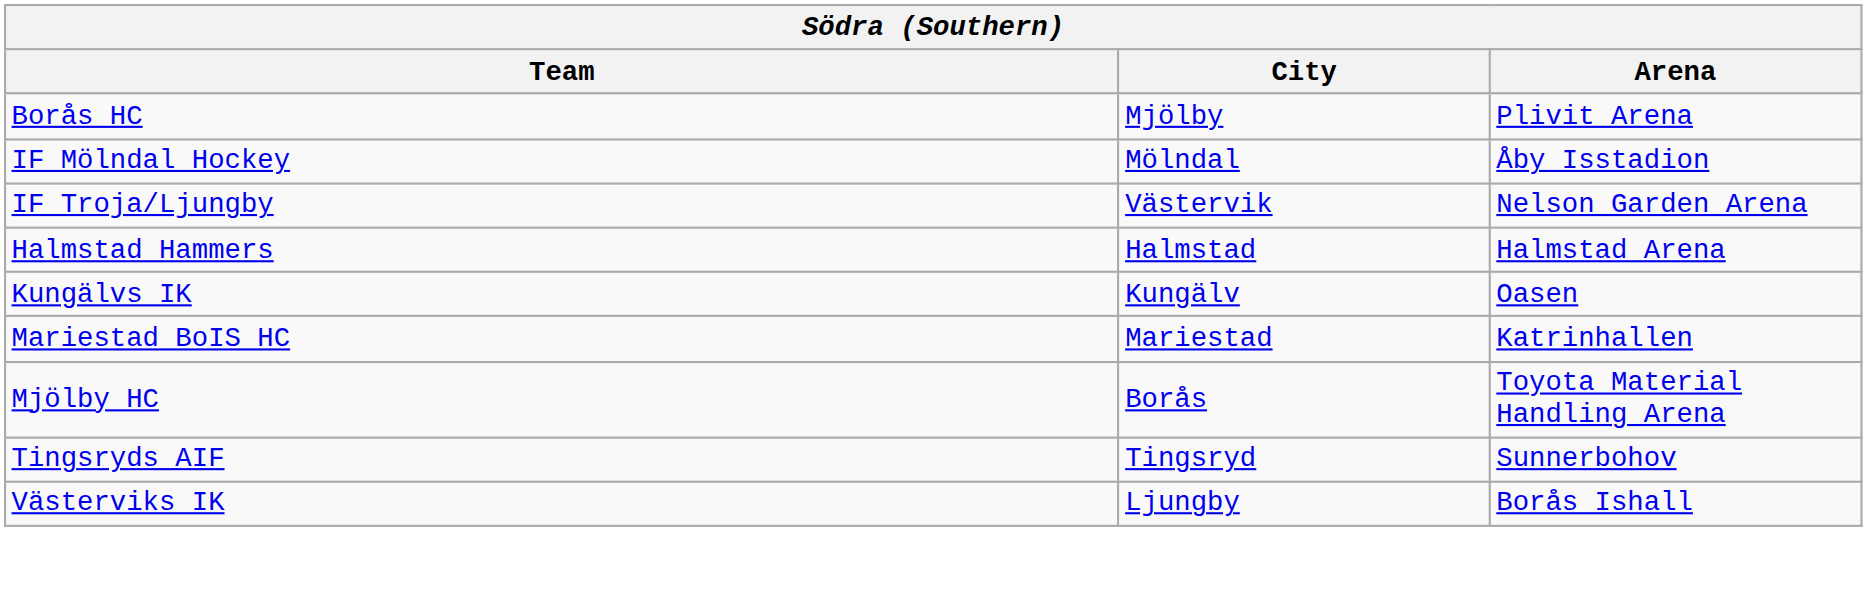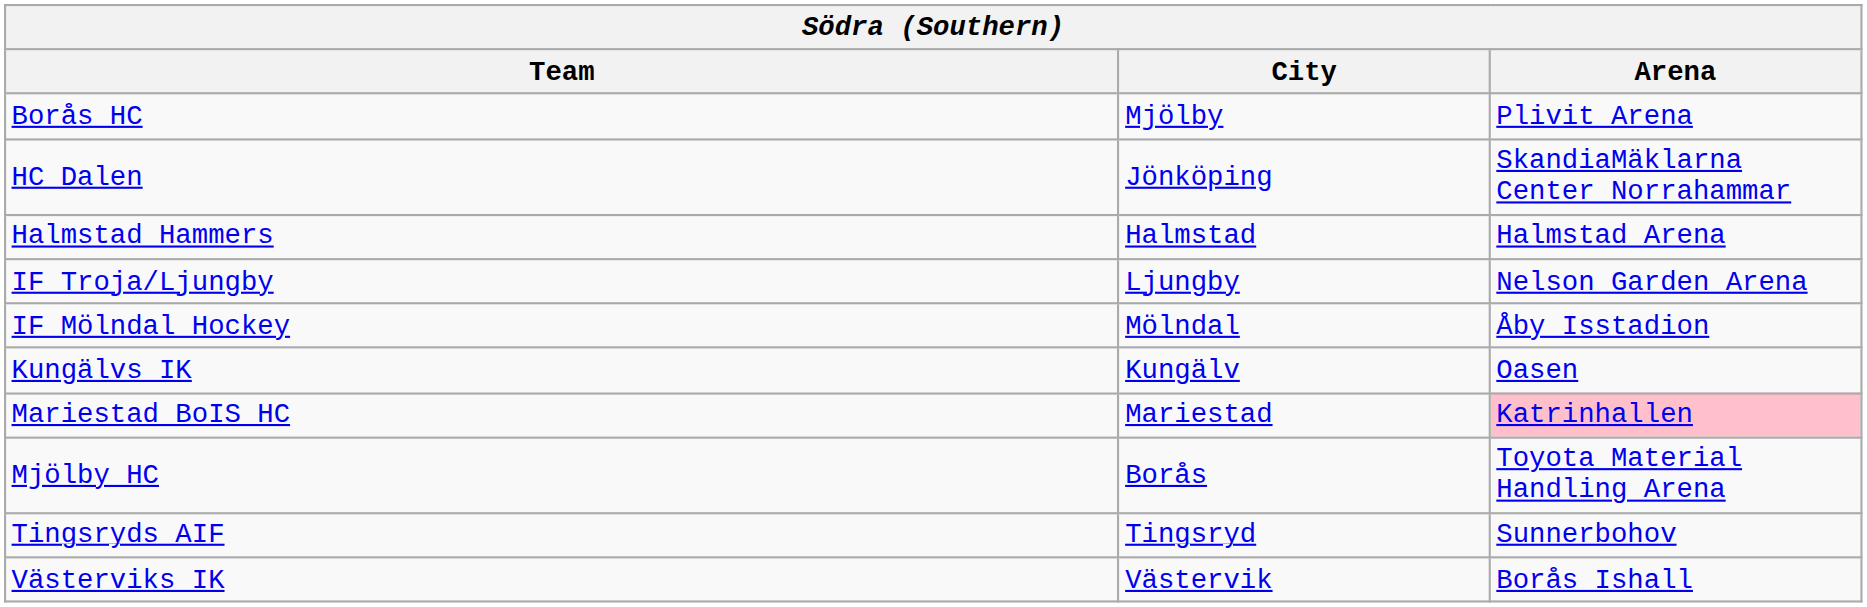+ row: (77, 177)
rows swapped: (151, 161) <-> (143, 250)
(1199, 205) Västervik -> (1182, 281) Ljungby
(1595, 339) no background -> (1595, 415) pink background
(1182, 504) Ljungby -> (1199, 580) Västervik
